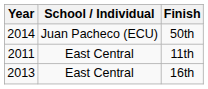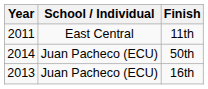rows swapped: (182, 53) <-> (182, 34)
(99, 73) East Central -> (99, 73) Juan Pacheco (ECU)
